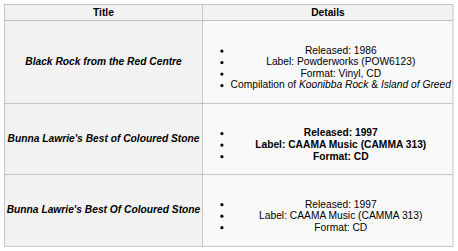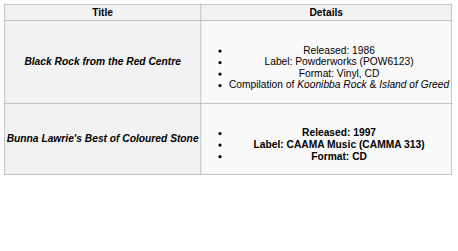- row: (103, 210)
